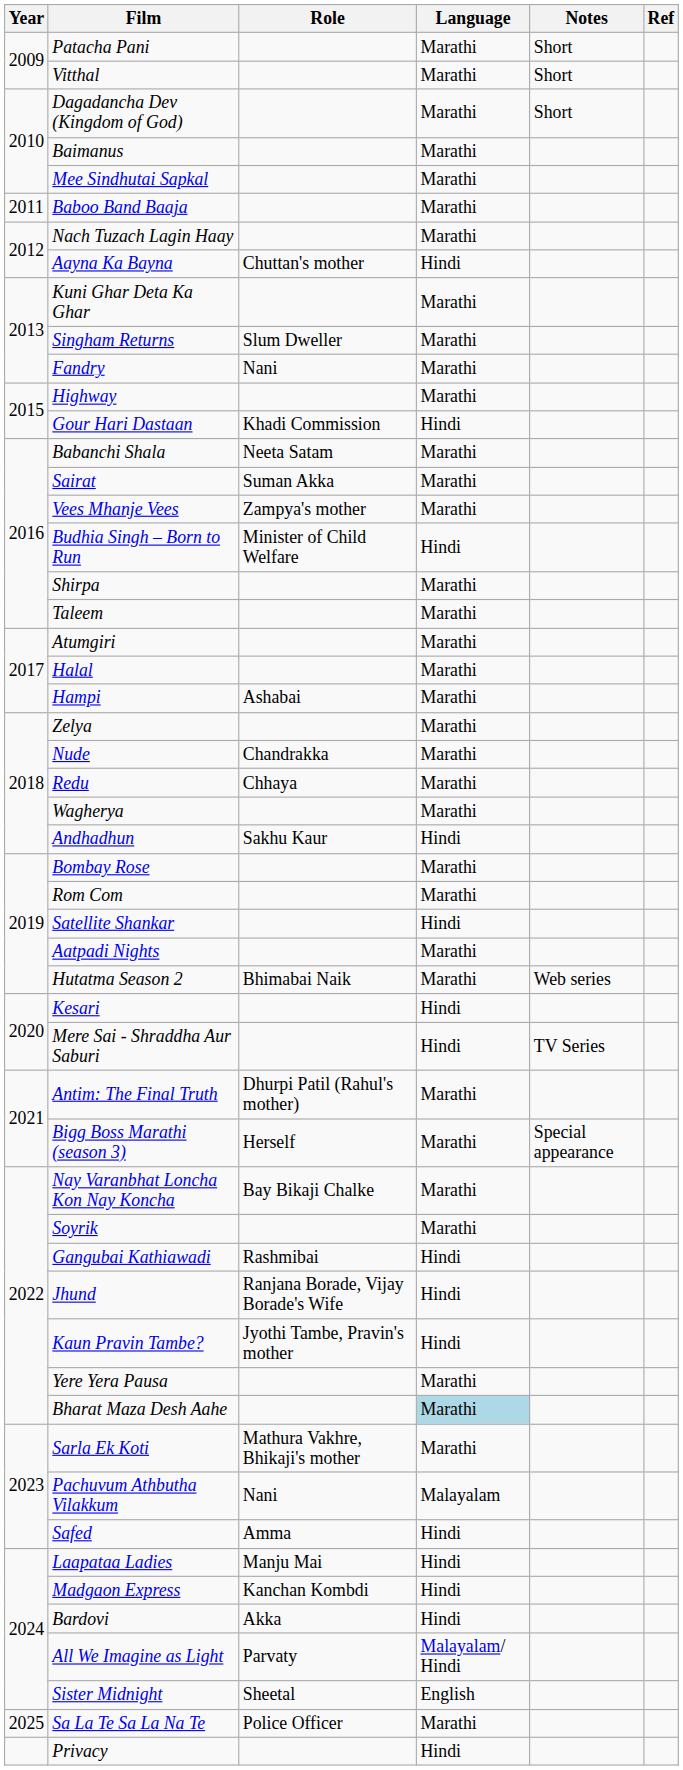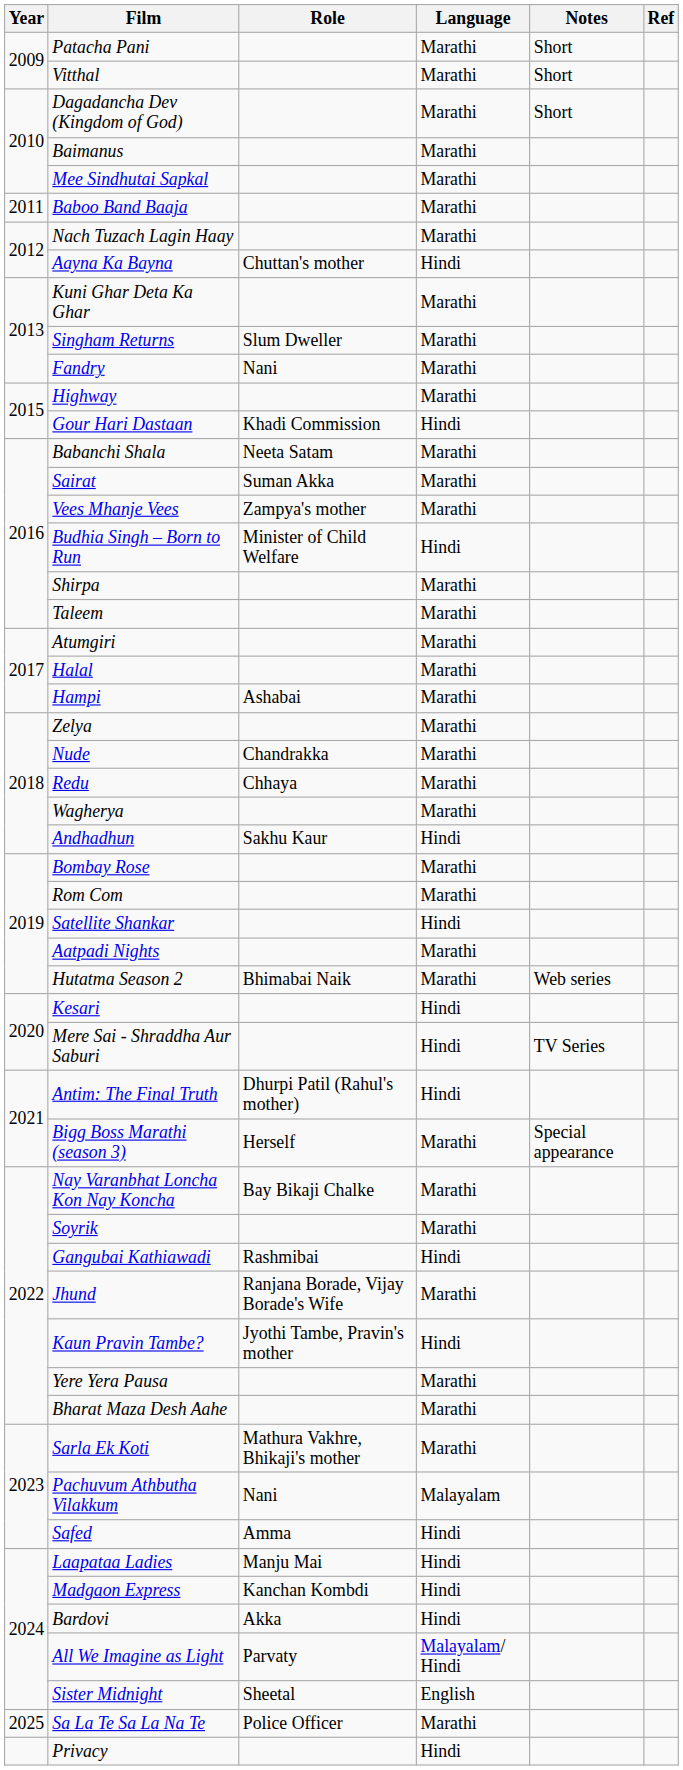(449, 1094) Marathi -> (441, 1094) Hindi
(441, 1295) Hindi -> (449, 1295) Marathi
(449, 1409) lightblue background -> (449, 1409) no background
